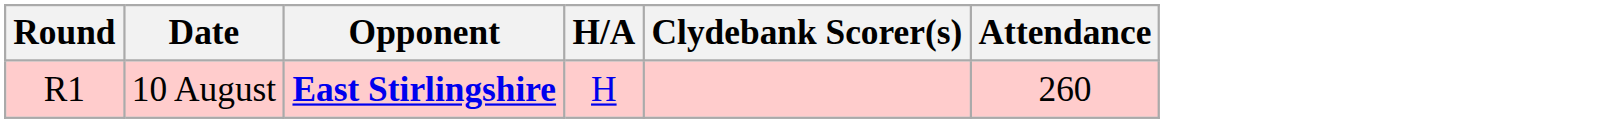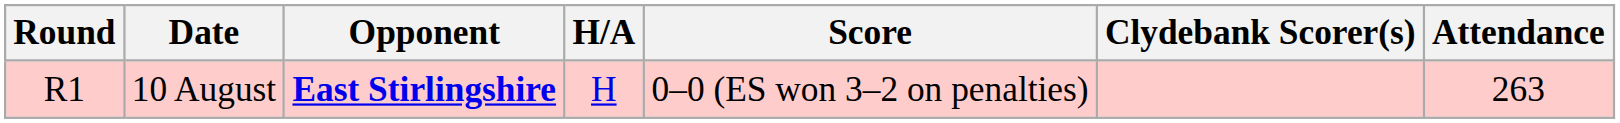+ column: (870, 32)
(1065, 88) 260 -> (1518, 88) 263
